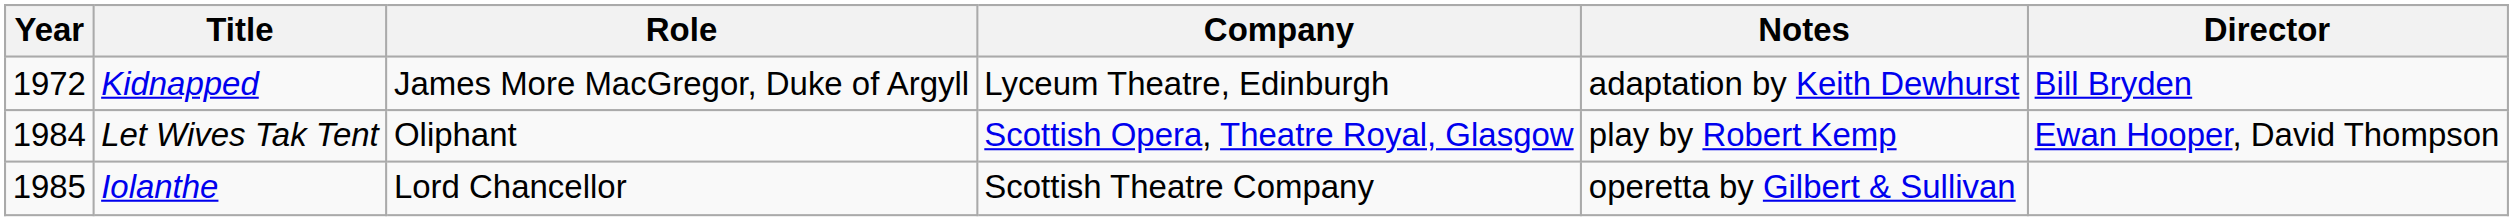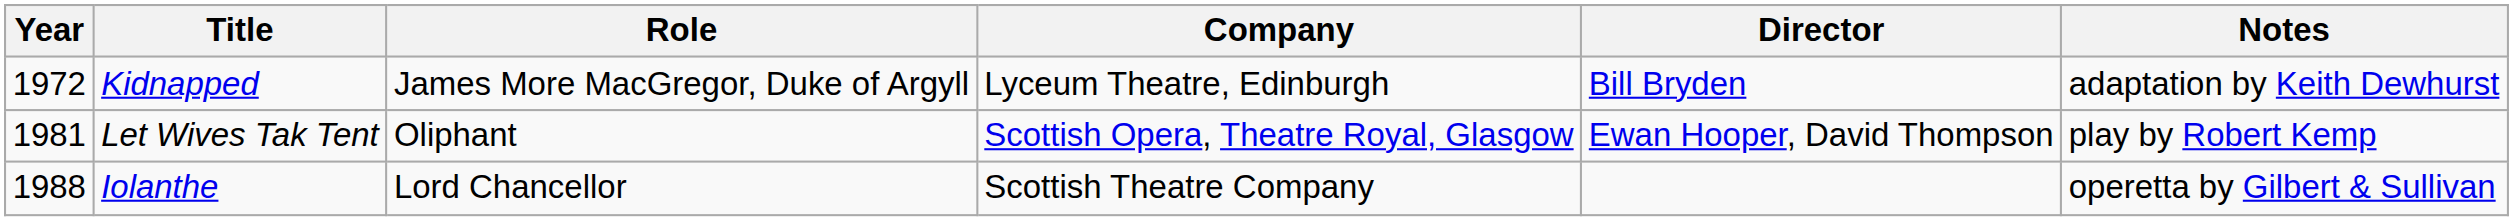columns swapped: (2267, 30) <-> (1804, 30)
(49, 135) 1984 -> (49, 135) 1981
(49, 187) 1985 -> (49, 187) 1988
